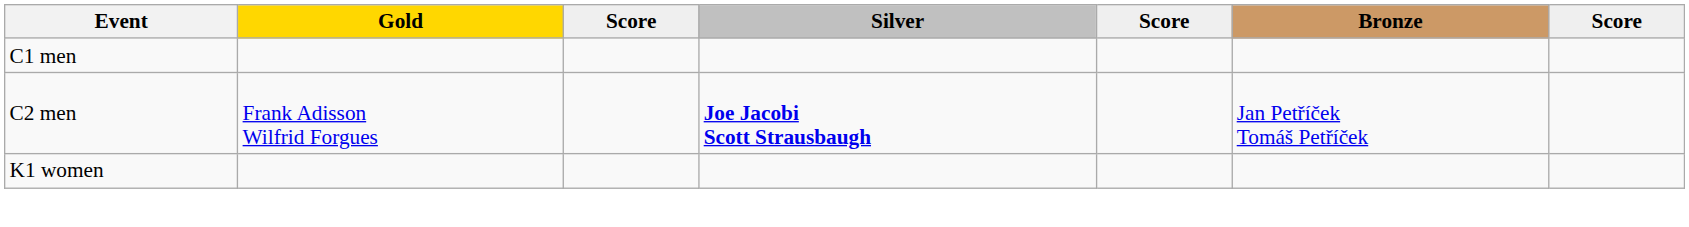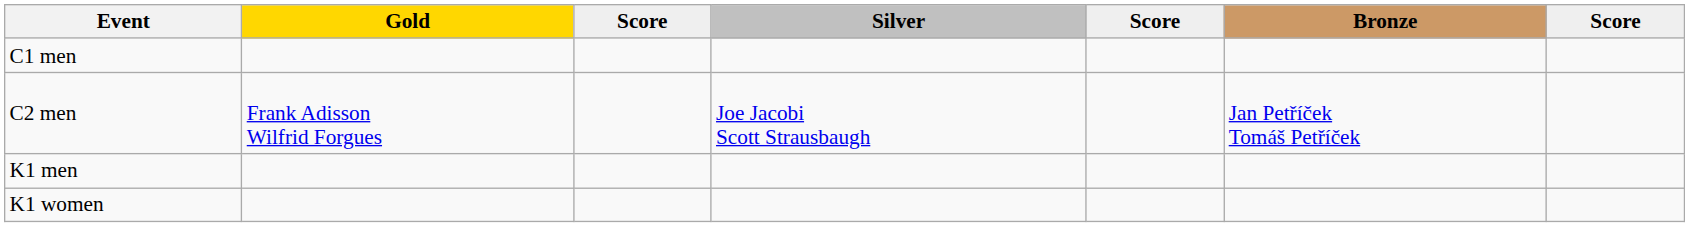(787, 124) bold -> (793, 124) normal
+ row: (44, 170)
